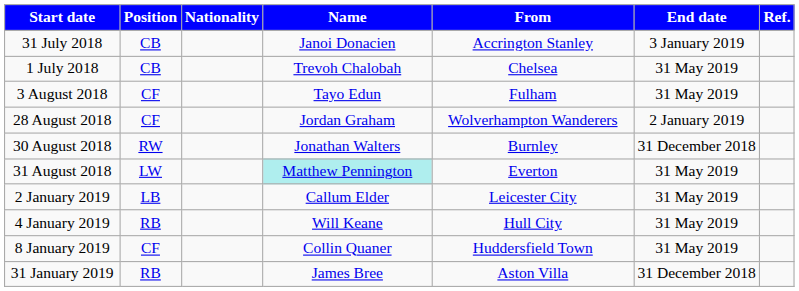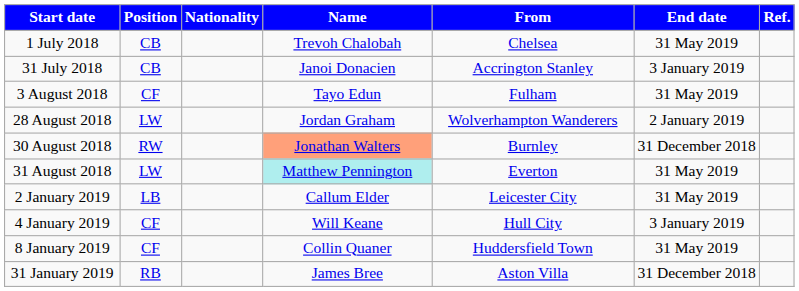rows swapped: (62, 69) <-> (62, 43)
(150, 120) CF -> (150, 120) LW
(347, 145) no background -> (347, 145) lightsalmon background
(150, 222) RB -> (150, 222) CF
(697, 222) 31 May 2019 -> (697, 222) 3 January 2019
